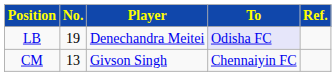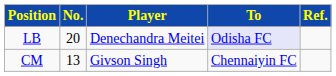(73, 37) 19 -> (73, 37) 20
